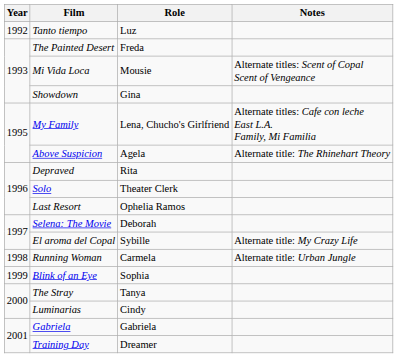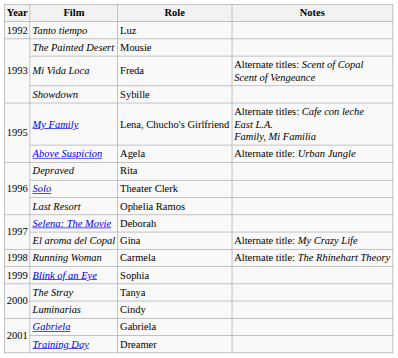(132, 47) Freda -> (136, 47) Mousie
(136, 71) Mousie -> (132, 71) Freda
(130, 94) Gina -> (135, 94) Sybille
(312, 154) Alternate title: The Rhinehart Theory -> (295, 154) Alternate title: Urban Jungle
(135, 240) Sybille -> (130, 240) Gina
(295, 258) Alternate title: Urban Jungle -> (312, 258) Alternate title: The Rhinehart Theory
